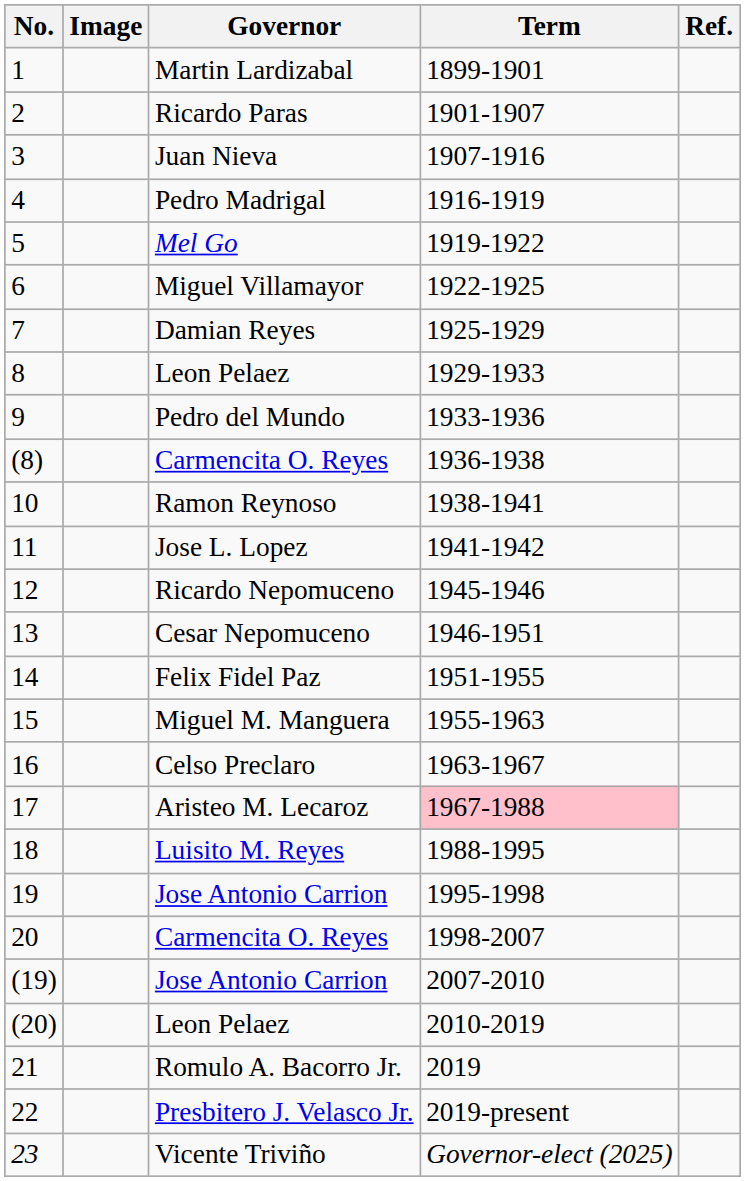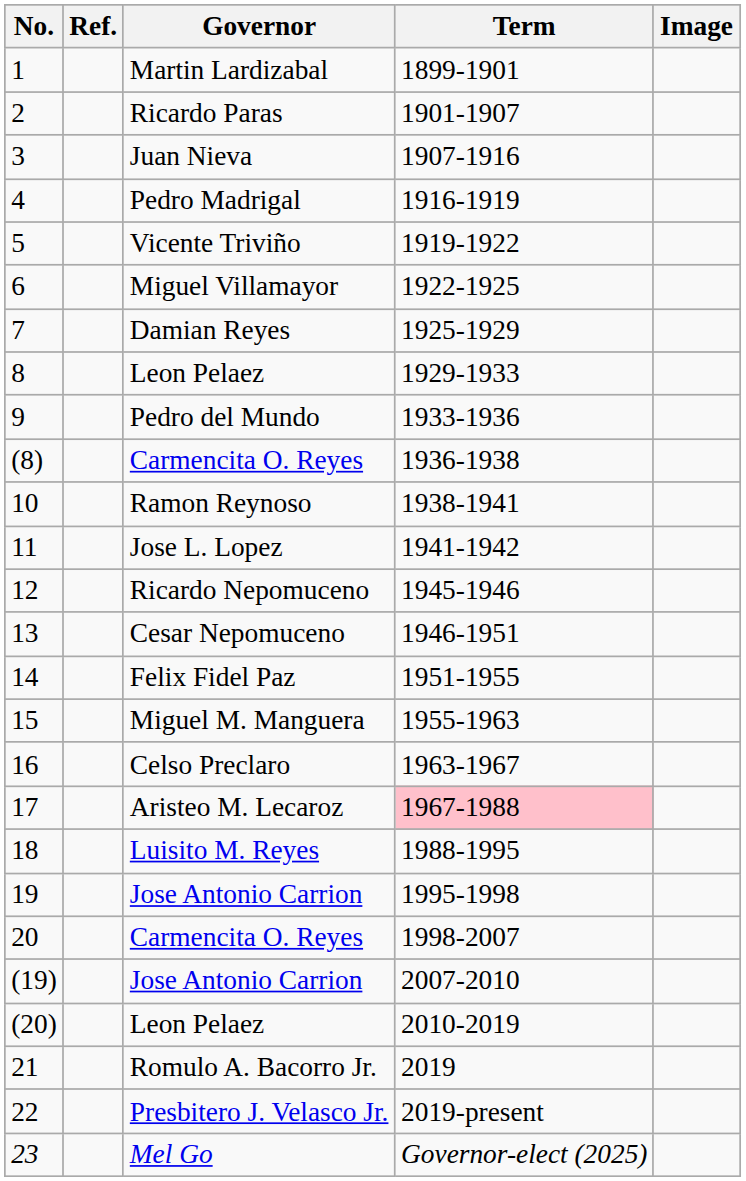columns swapped: (106, 26) <-> (709, 26)
(196, 243) Mel Go -> (215, 243) Vicente Triviño
(240, 1154) Vicente Triviño -> (171, 1154) Mel Go
